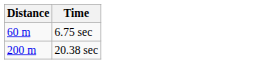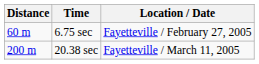+ column: (177, 13)
